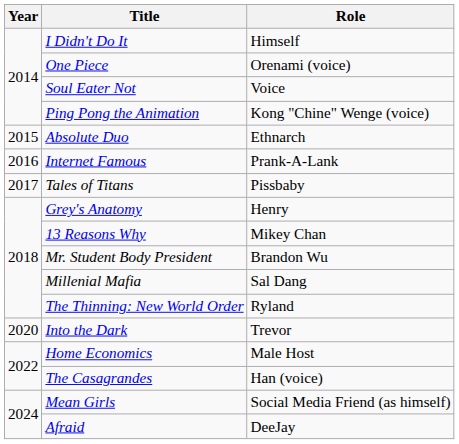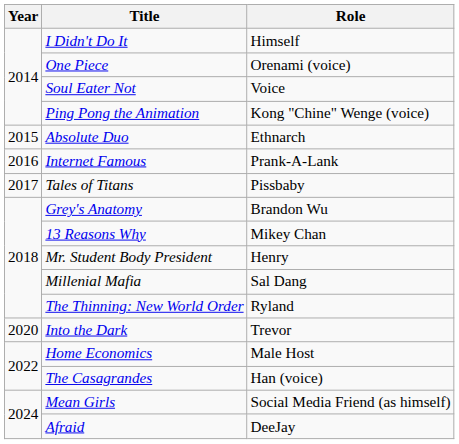(270, 209) Henry -> (289, 209) Brandon Wu
(289, 257) Brandon Wu -> (270, 257) Henry
